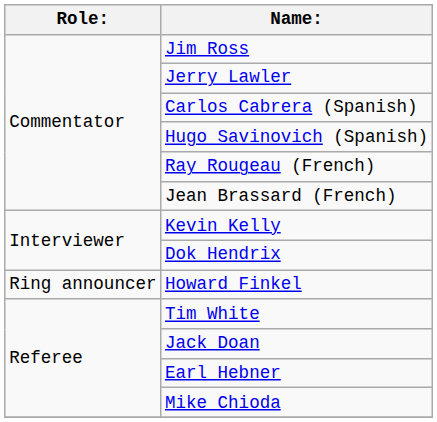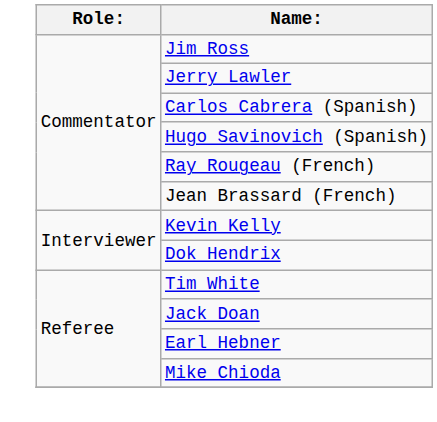- row: (233, 285)
